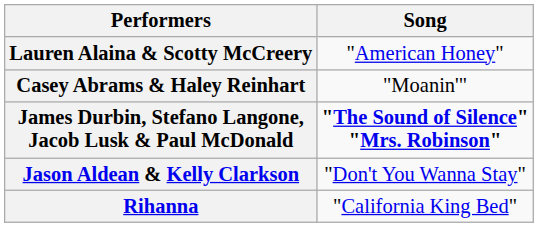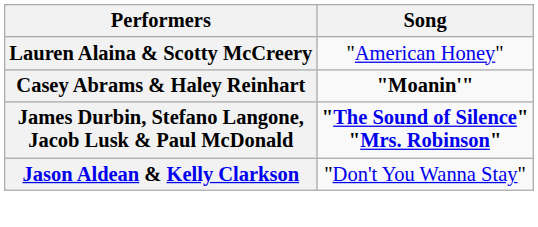(425, 85) normal -> (425, 85) bold
- row: (161, 206)
